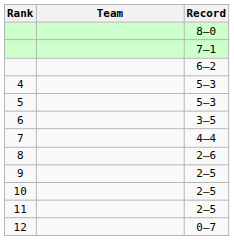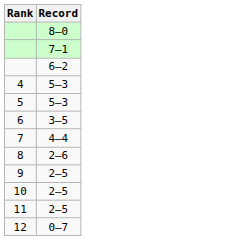- column: (110, 13)
